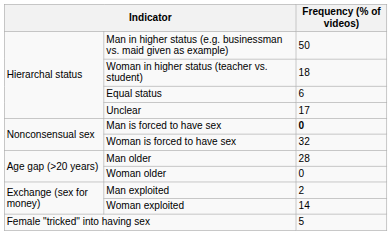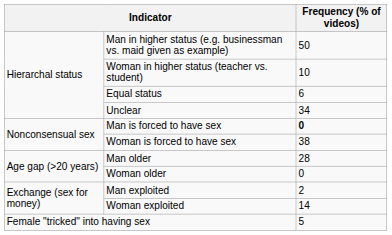(304, 72) 18 -> (304, 72) 10
(304, 110) 17 -> (304, 110) 34
(304, 142) 32 -> (304, 142) 38
